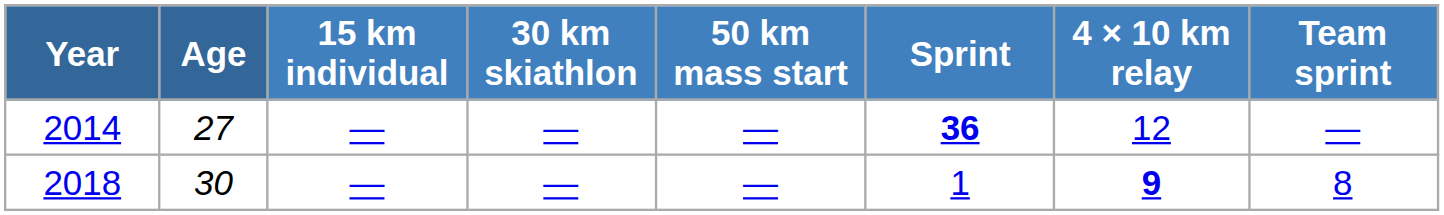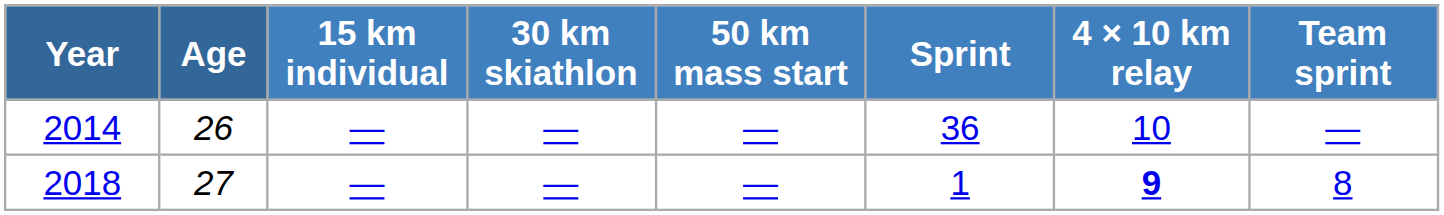(214, 127) 27 -> (214, 127) 26
(960, 127) bold -> (960, 127) normal
(1151, 127) 12 -> (1151, 127) 10
(214, 183) 30 -> (214, 183) 27
